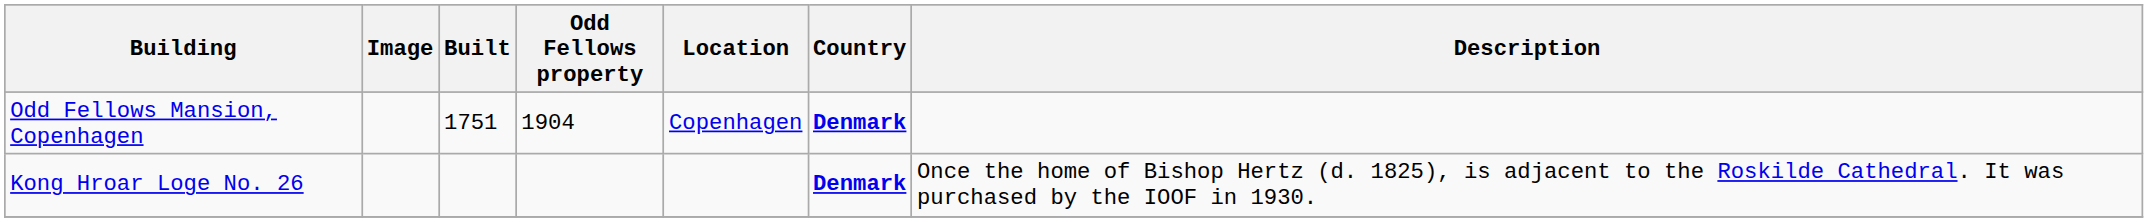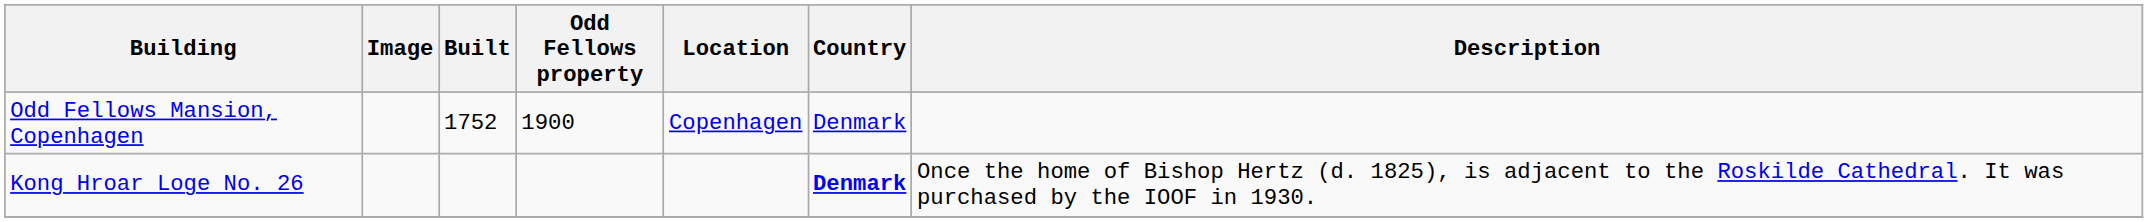(471, 123) 1751 -> (471, 123) 1752
(548, 123) 1904 -> (548, 123) 1900
(860, 123) bold -> (860, 123) normal
